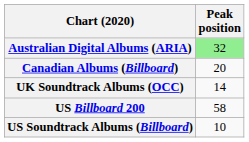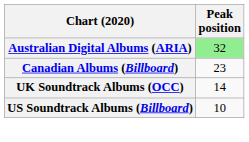(220, 68) 20 -> (220, 68) 23
- row: (100, 107)
